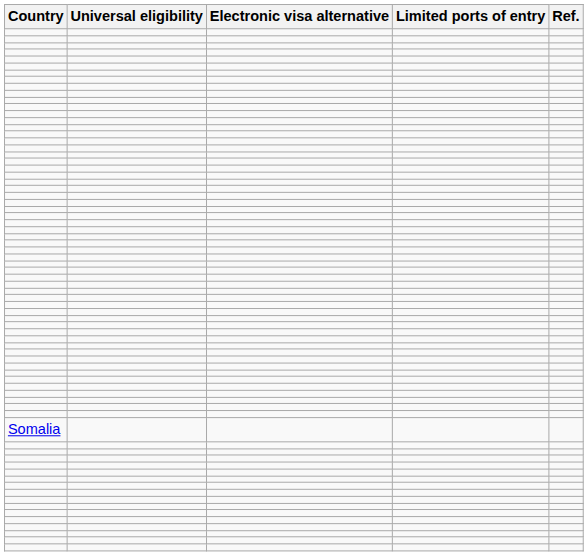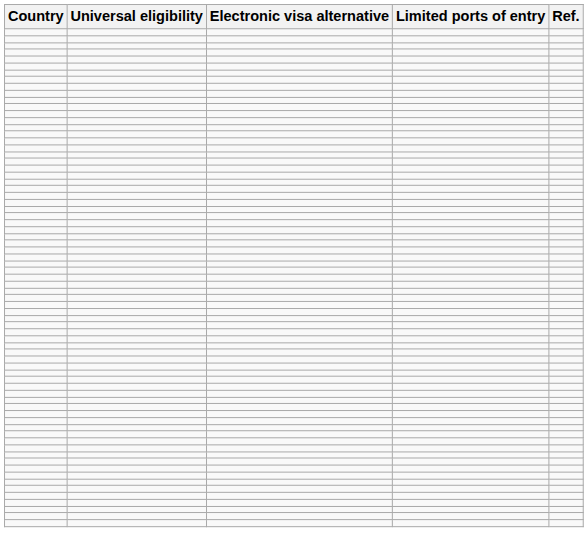- row: (34, 429)
